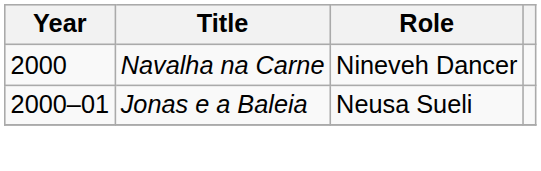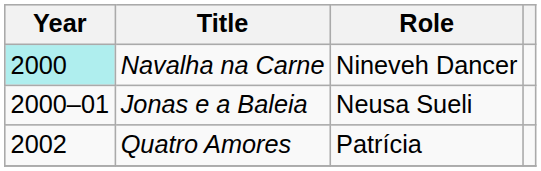(39, 64) no background -> (39, 64) paleturquoise background
+ row: (206, 144)
